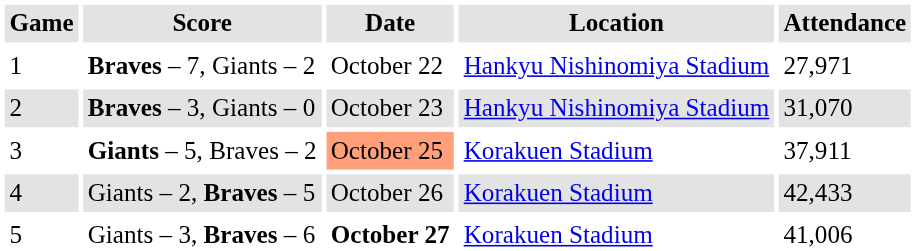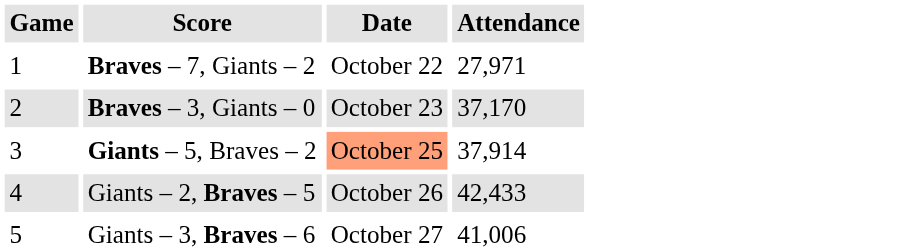- column: (616, 23)
(818, 108) 31,070 -> (492, 108) 37,170
(818, 150) 37,911 -> (492, 150) 37,914
(390, 235) bold -> (387, 235) normal
